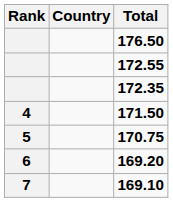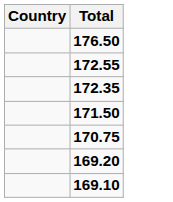- column: (27, 16)
